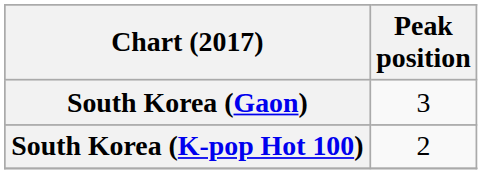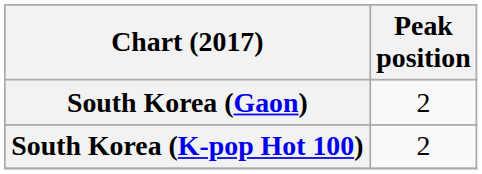(423, 102) 3 -> (423, 102) 2
